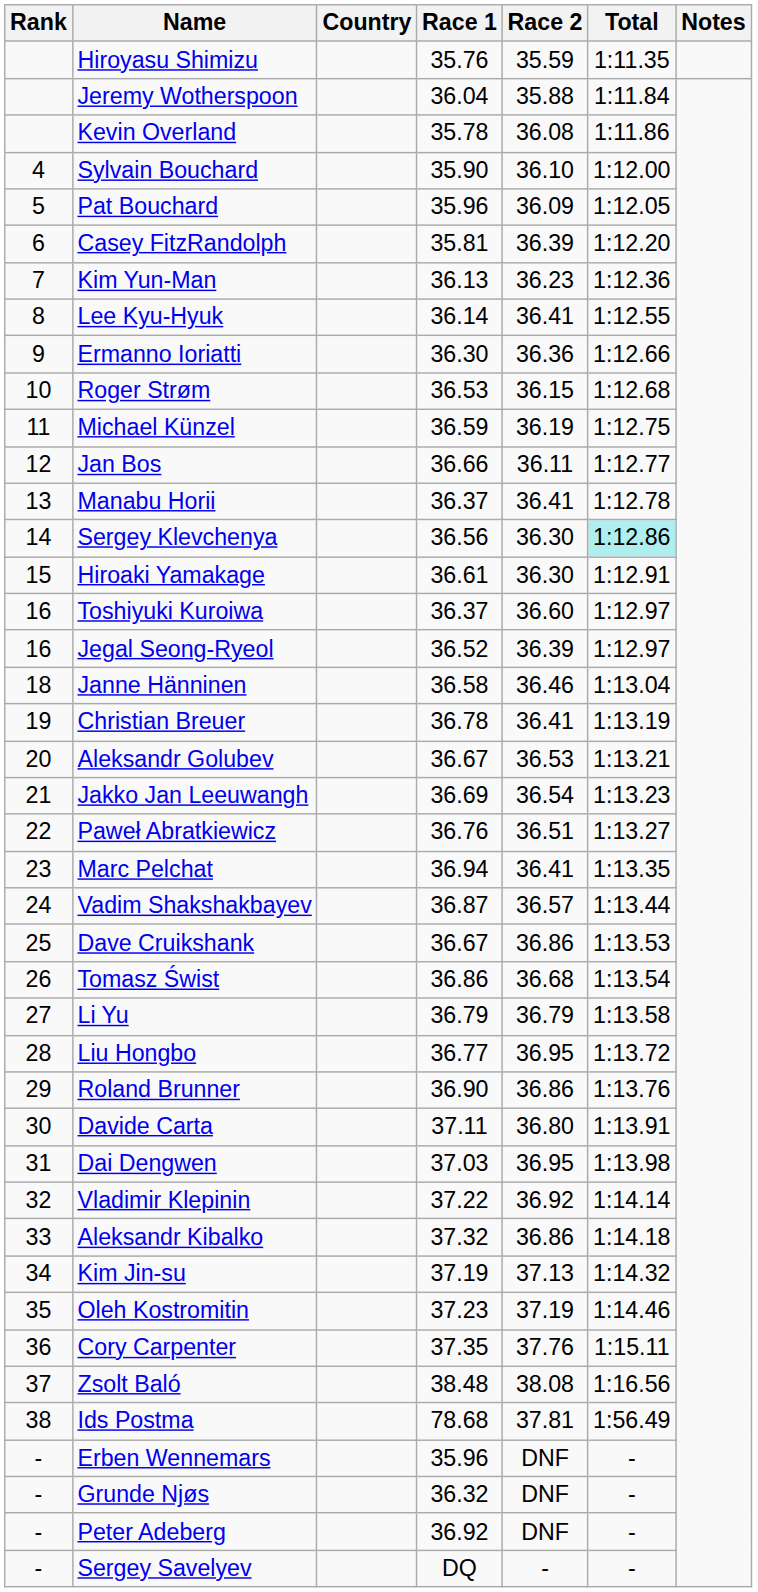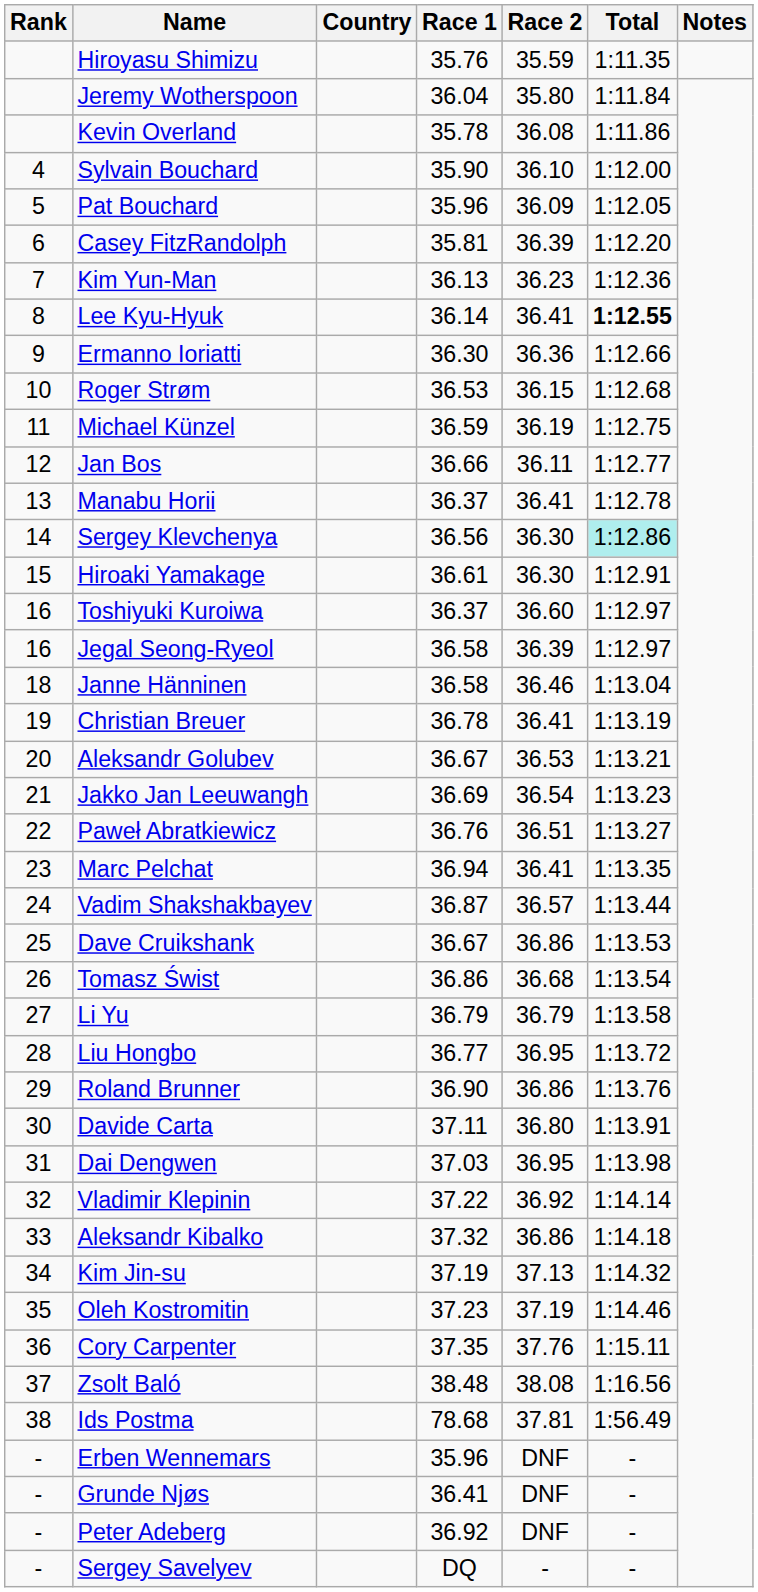(545, 96) 35.88 -> (545, 96) 35.80
(632, 317) normal -> (632, 317) bold
(459, 648) 36.52 -> (459, 648) 36.58
(459, 1494) 36.32 -> (459, 1494) 36.41
